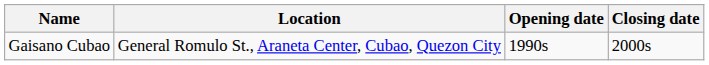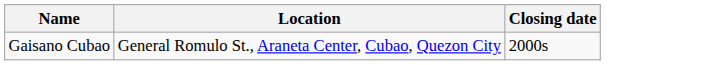- column: (556, 18)
